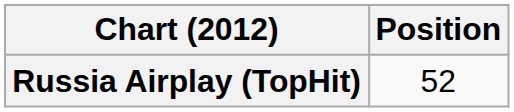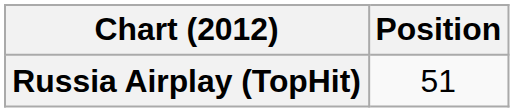(438, 80) 52 -> (438, 80) 51
